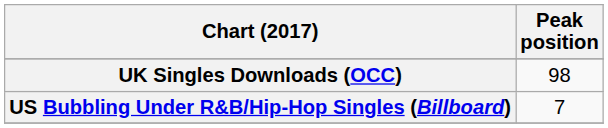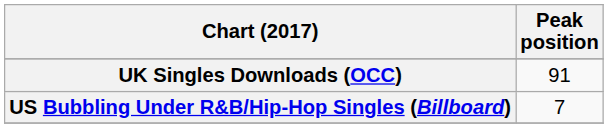(560, 75) 98 -> (560, 75) 91
